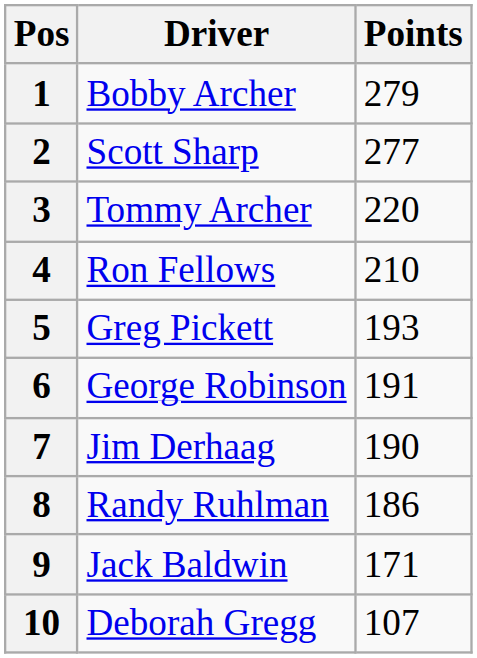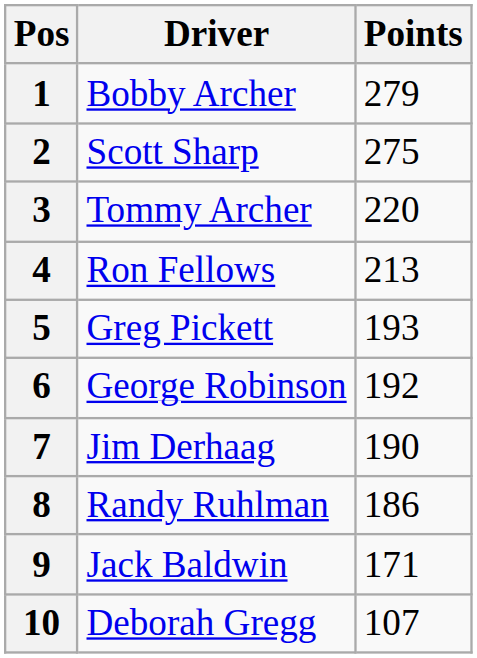(392, 151) 277 -> (392, 151) 275
(392, 269) 210 -> (392, 269) 213
(392, 387) 191 -> (392, 387) 192
